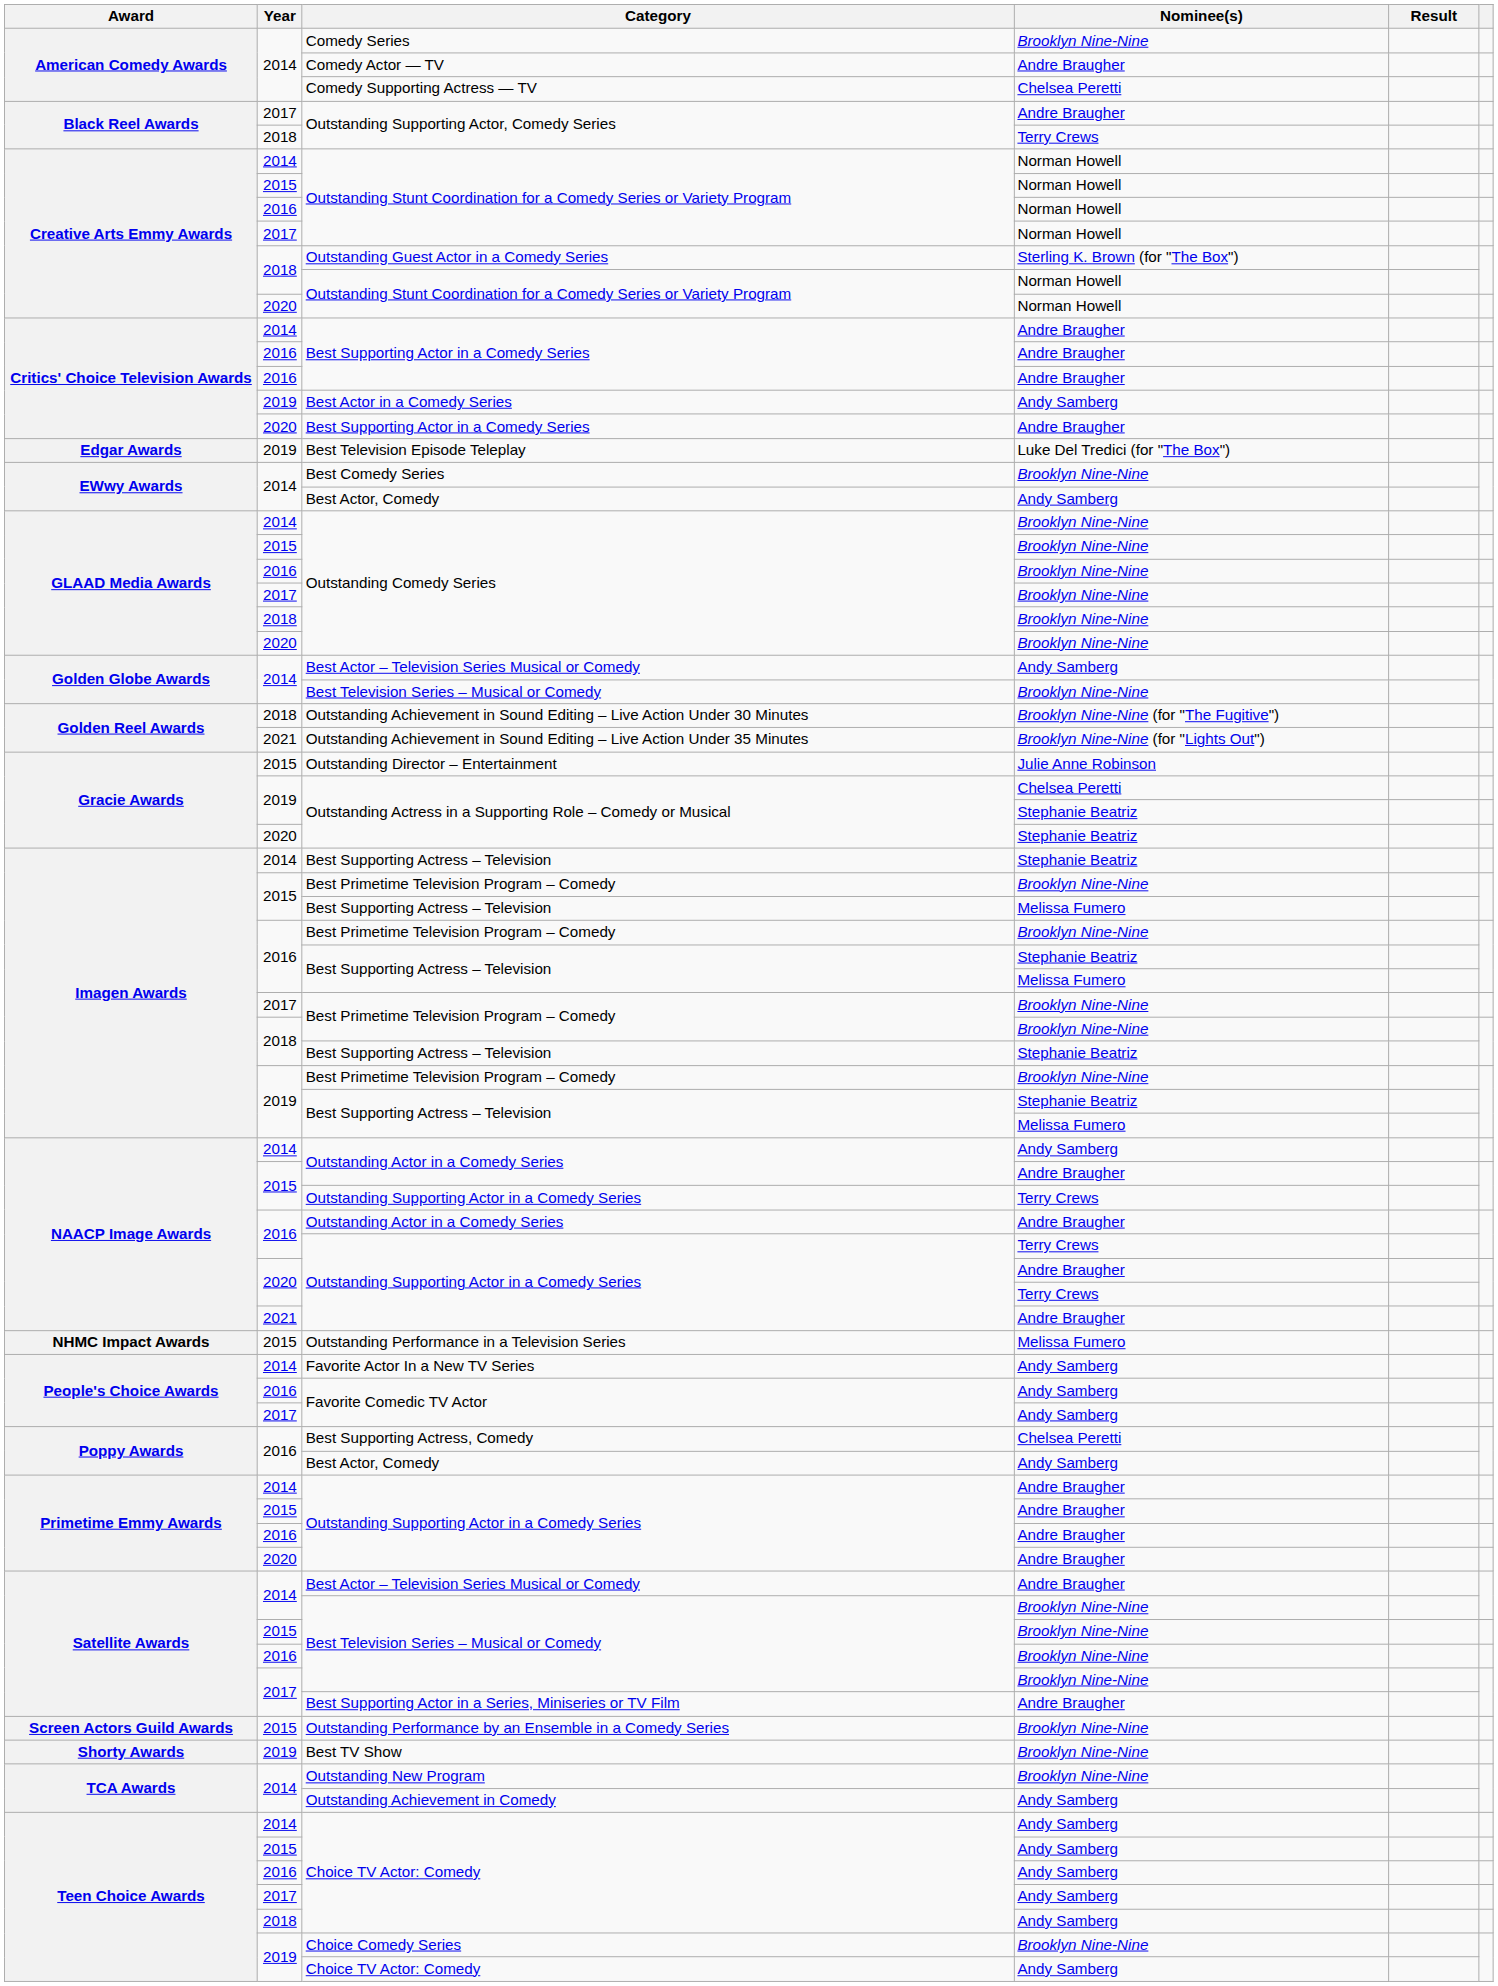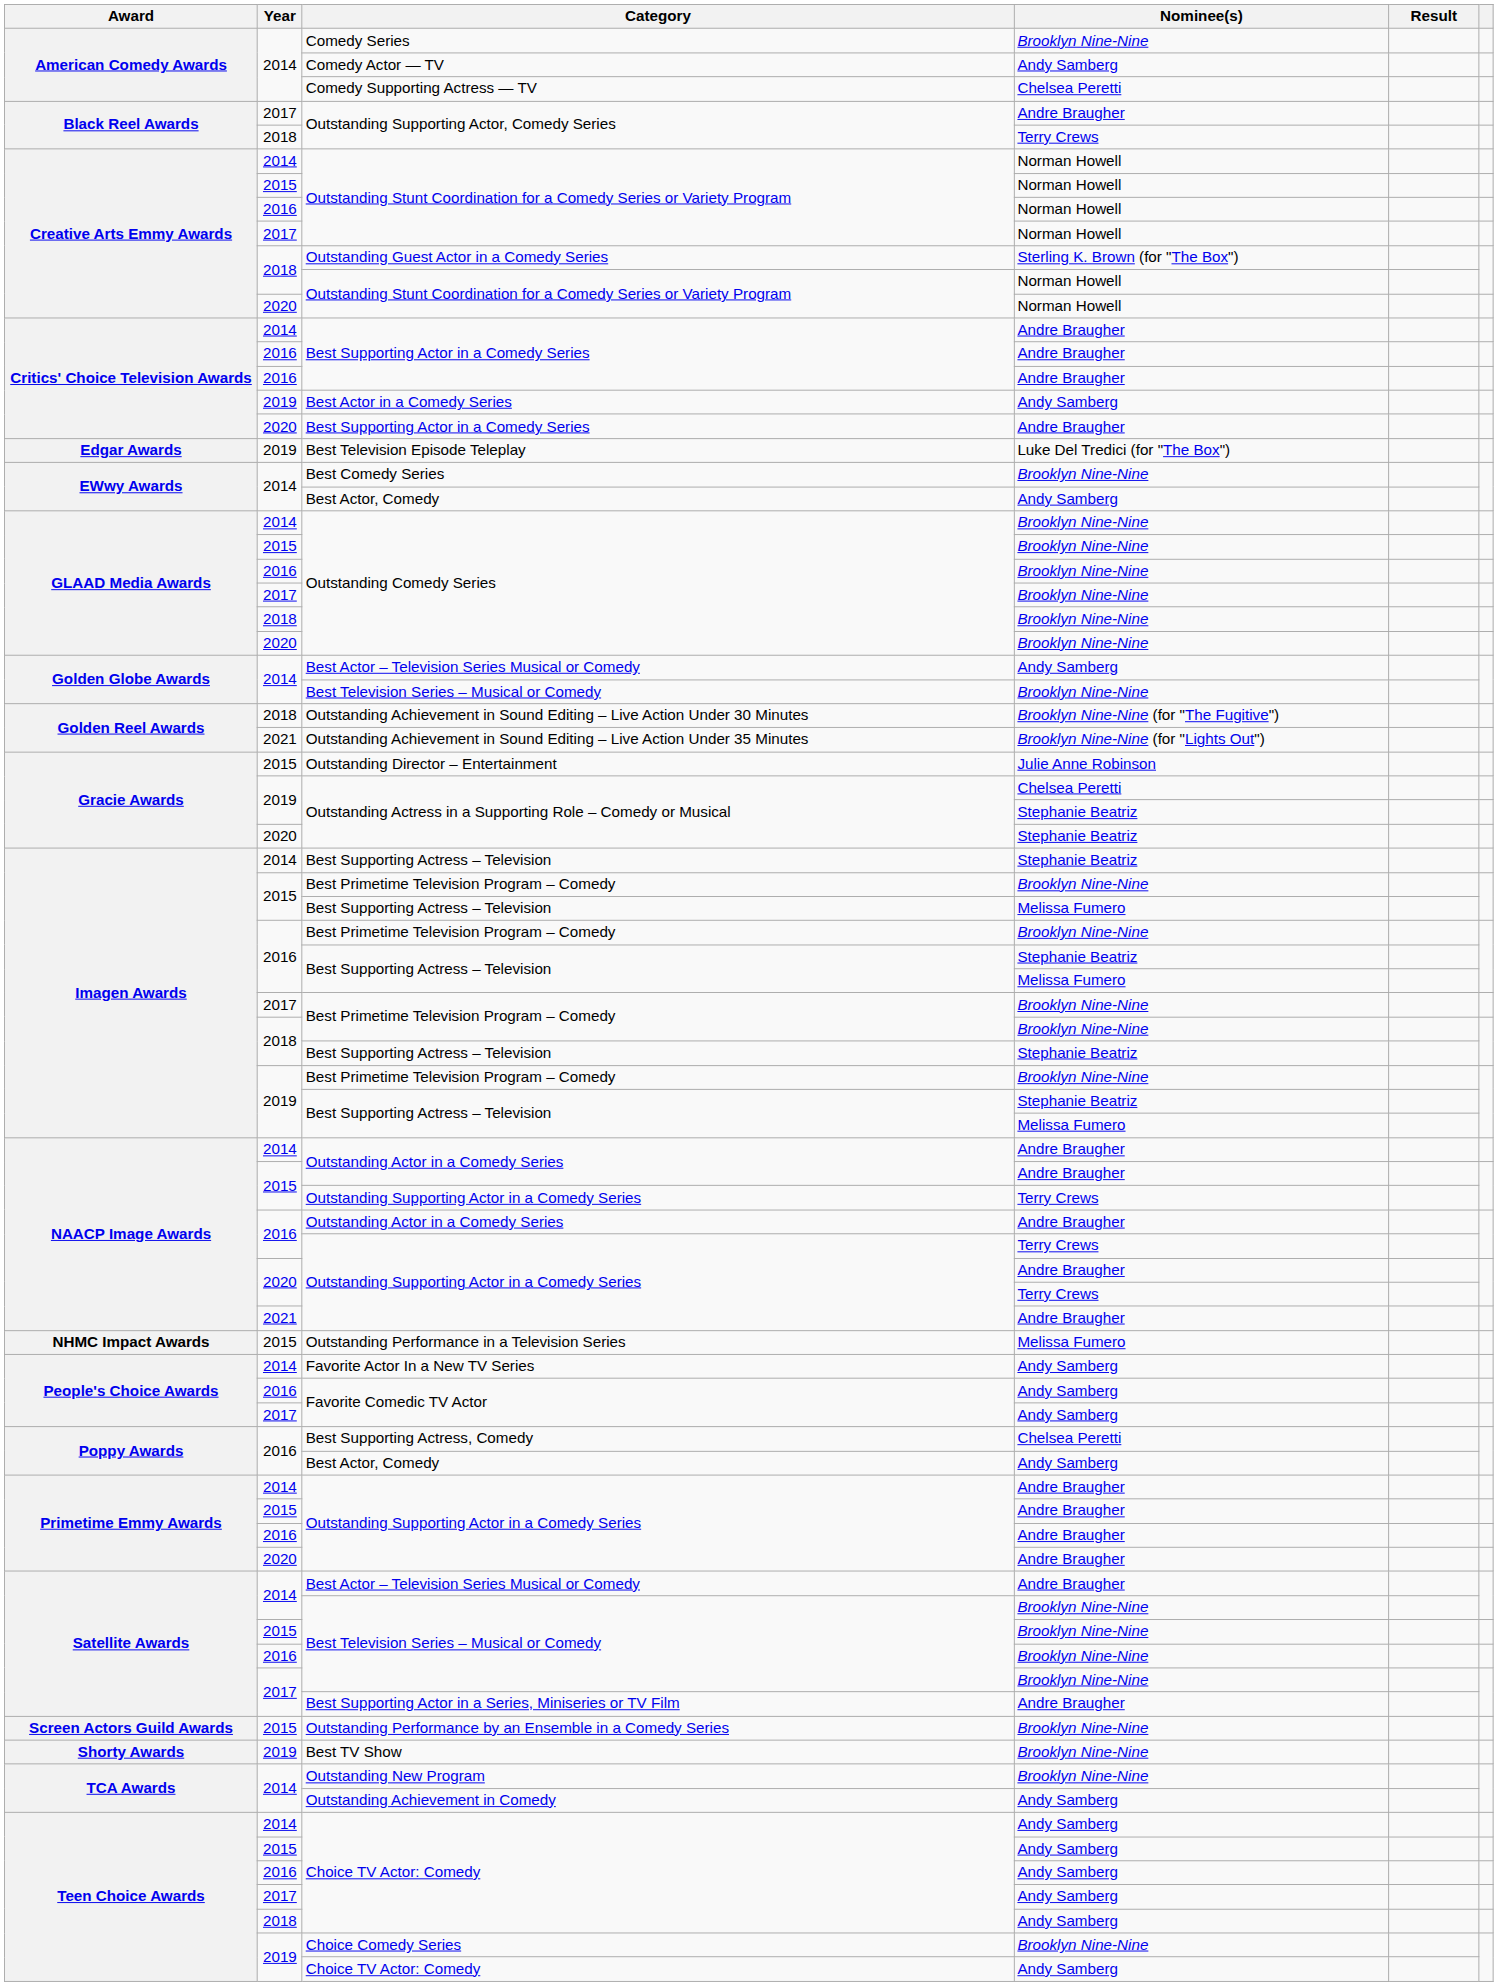(1071, 64) Andre Braugher -> (1068, 64) Andy Samberg
(1068, 1149) Andy Samberg -> (1071, 1149) Andre Braugher
